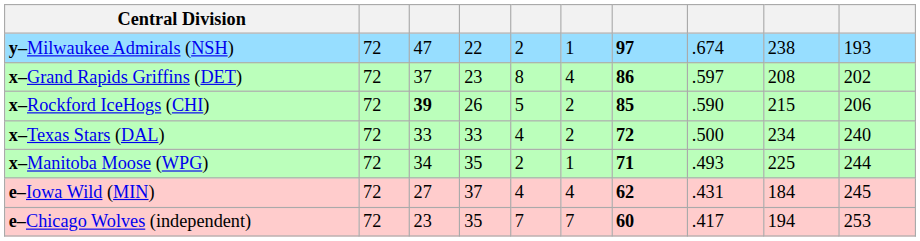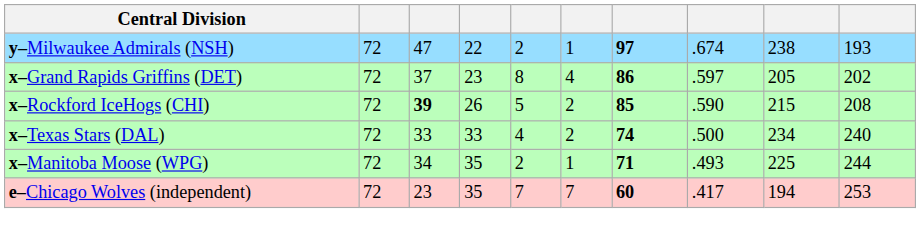(781, 76) 208 -> (781, 76) 205
(857, 105) 206 -> (857, 105) 208
(625, 134) 72 -> (625, 134) 74
- row: (82, 192)
